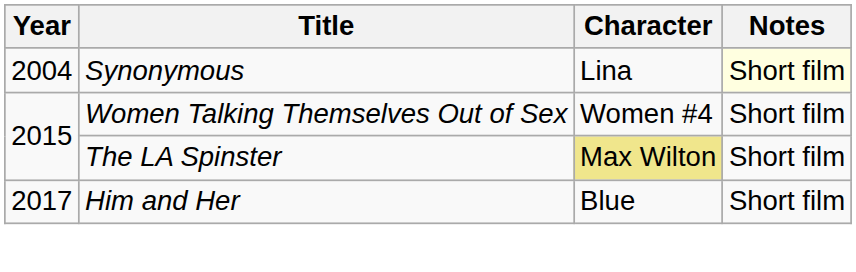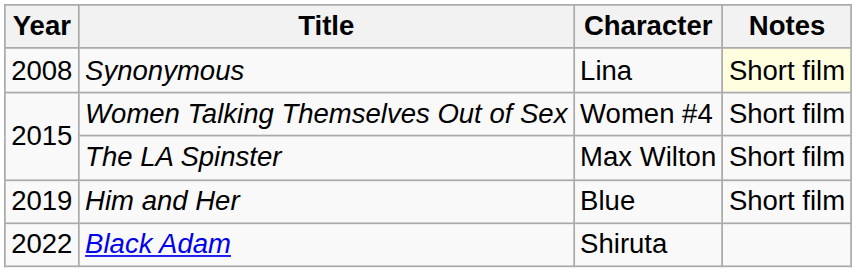(42, 69) 2004 -> (42, 69) 2008
(648, 157) khaki background -> (648, 157) no background
(42, 200) 2017 -> (42, 200) 2019
+ row: (158, 244)
